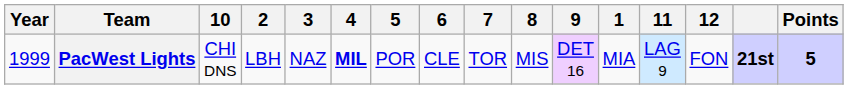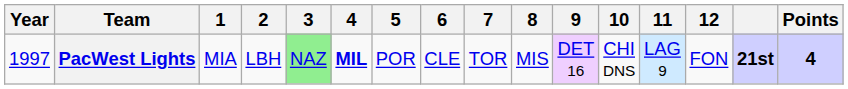columns swapped: (619, 20) <-> (220, 20)
(29, 59) 1999 -> (29, 59) 1997
(308, 59) no background -> (308, 59) lightgreen background
(811, 59) 5 -> (811, 59) 4
